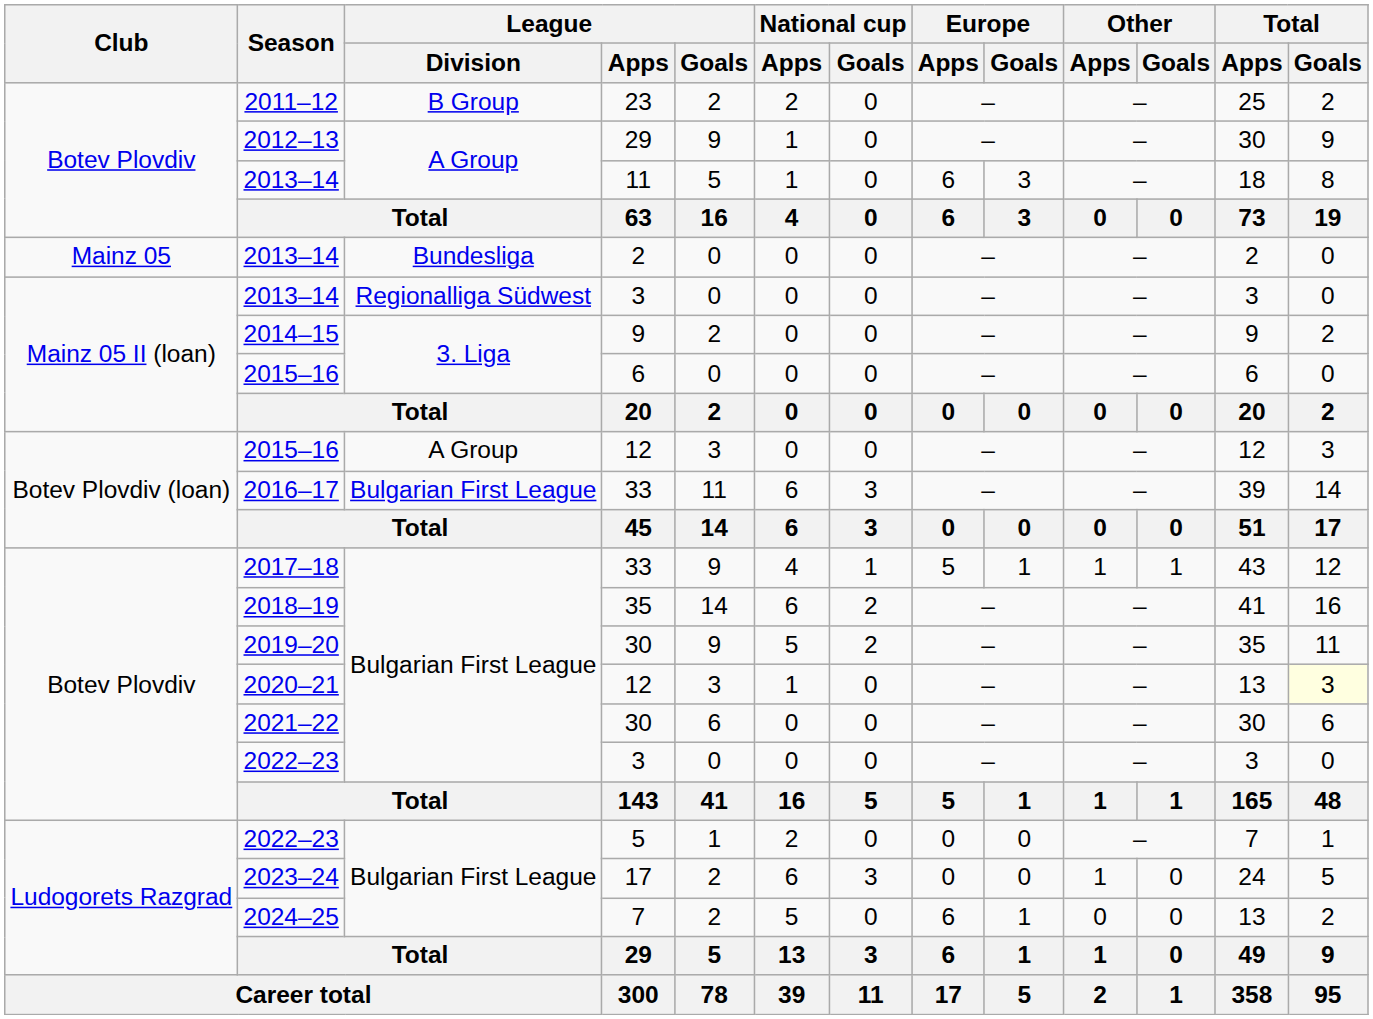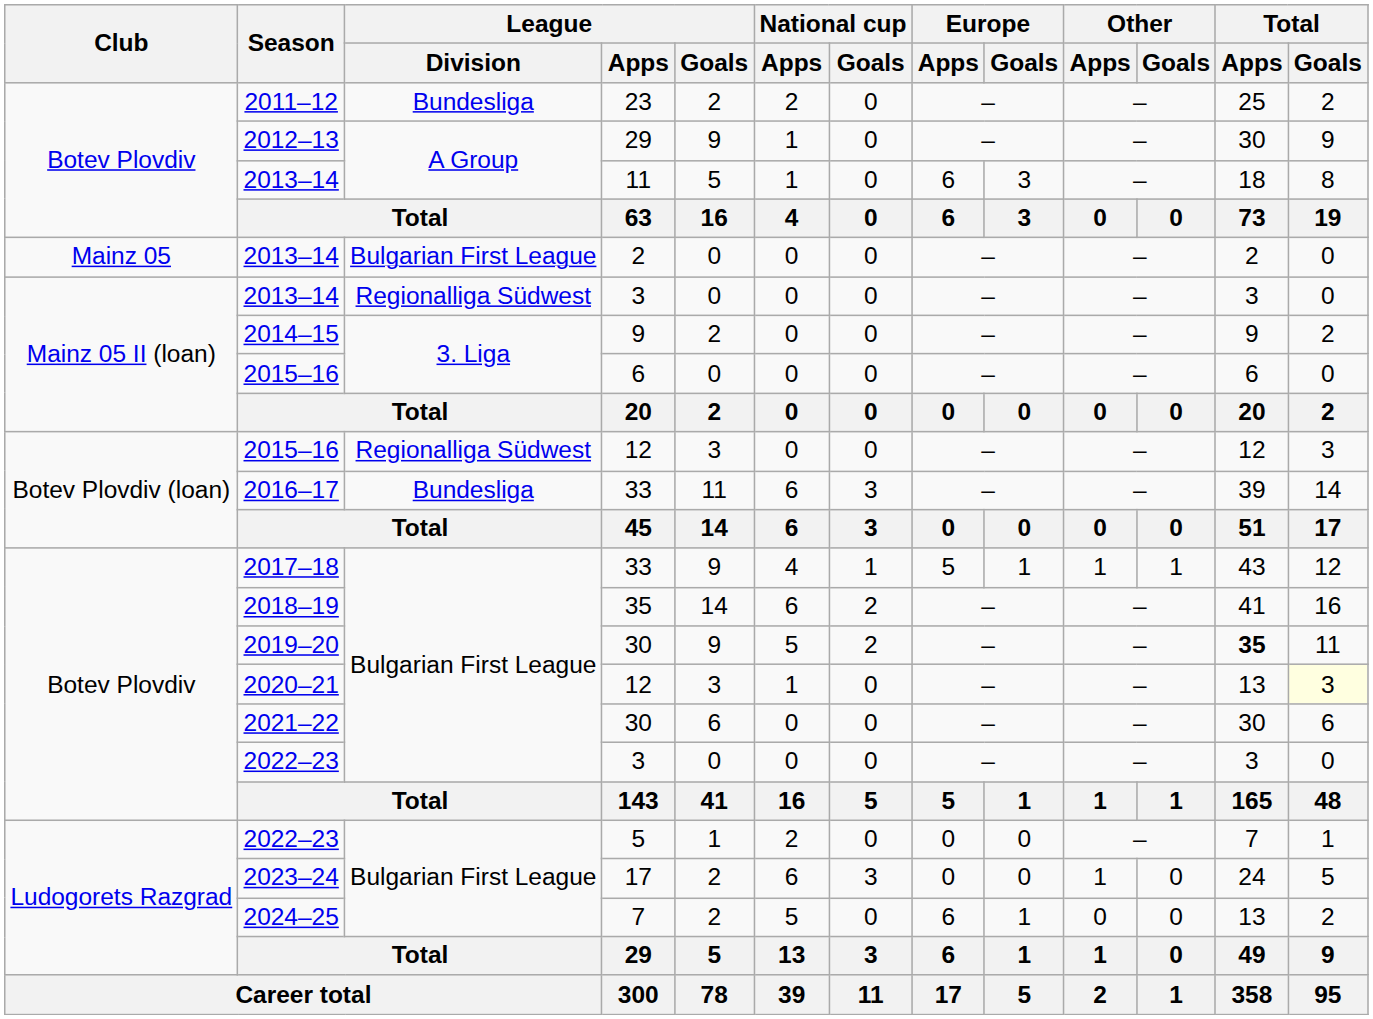(473, 101) B Group -> (473, 101) Bundesliga
(473, 256) Bundesliga -> (473, 256) Bulgarian First League
(473, 450) A Group -> (473, 450) Regionalliga Südwest
(473, 489) Bulgarian First League -> (473, 489) Bundesliga
(1252, 645) normal -> (1252, 645) bold
